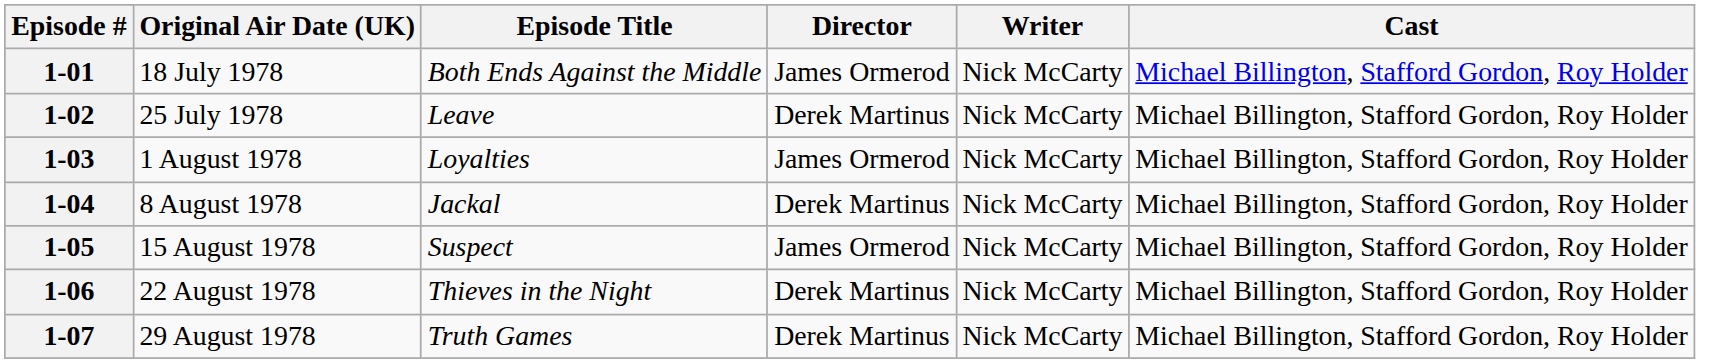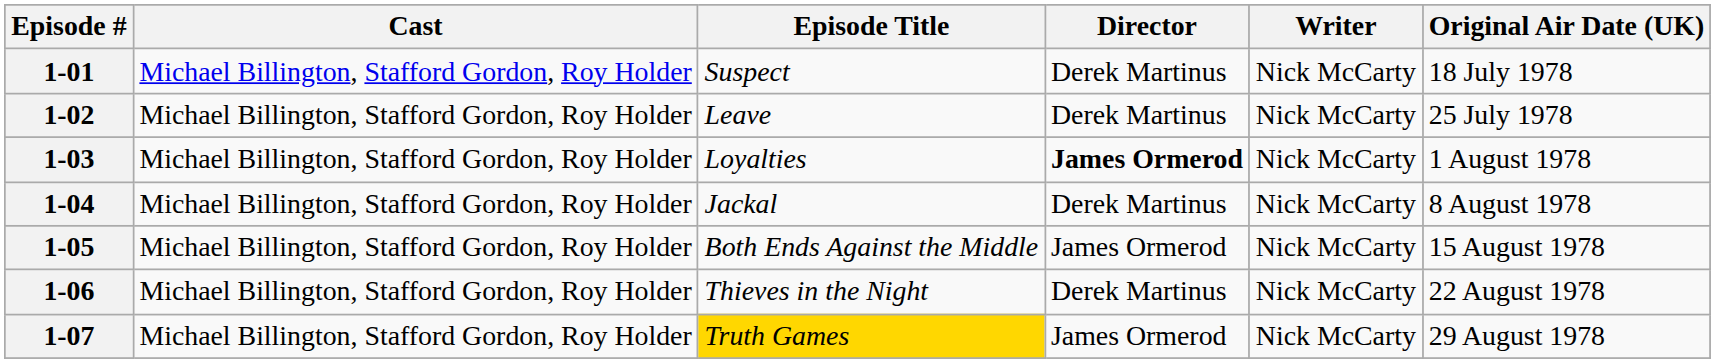columns swapped: (277, 26) <-> (1412, 26)
(595, 70) Both Ends Against the Middle -> (747, 70) Suspect
(862, 70) James Ormerod -> (1139, 70) Derek Martinus
(862, 159) normal -> (1147, 159) bold
(470, 247) Suspect -> (871, 247) Both Ends Against the Middle
(500, 335) no background -> (777, 335) gold background
(862, 335) Derek Martinus -> (1139, 335) James Ormerod
